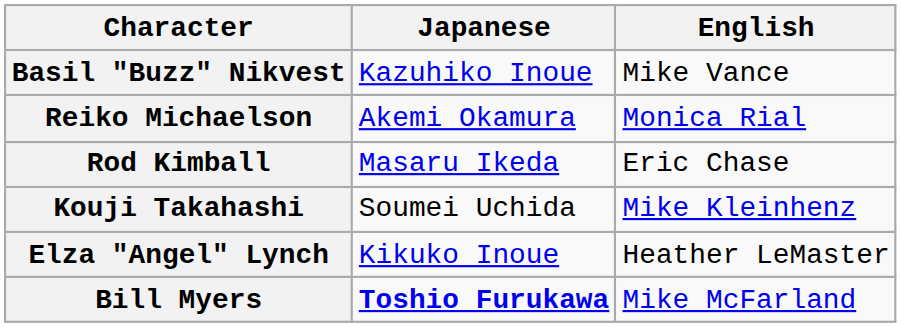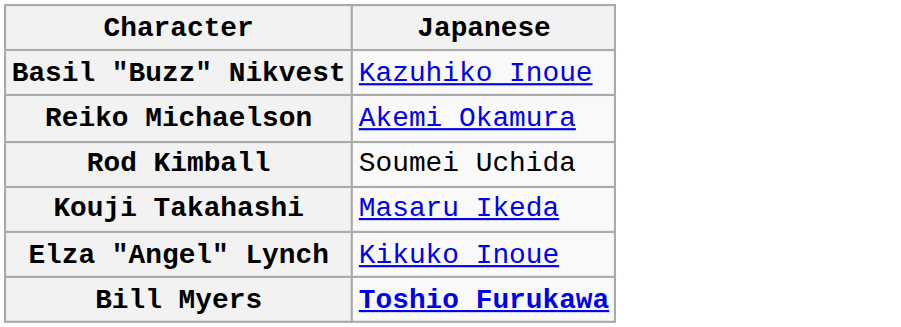- column: (756, 28)
(459, 164) Masaru Ikeda -> (467, 164) Soumei Uchida
(467, 209) Soumei Uchida -> (459, 209) Masaru Ikeda
